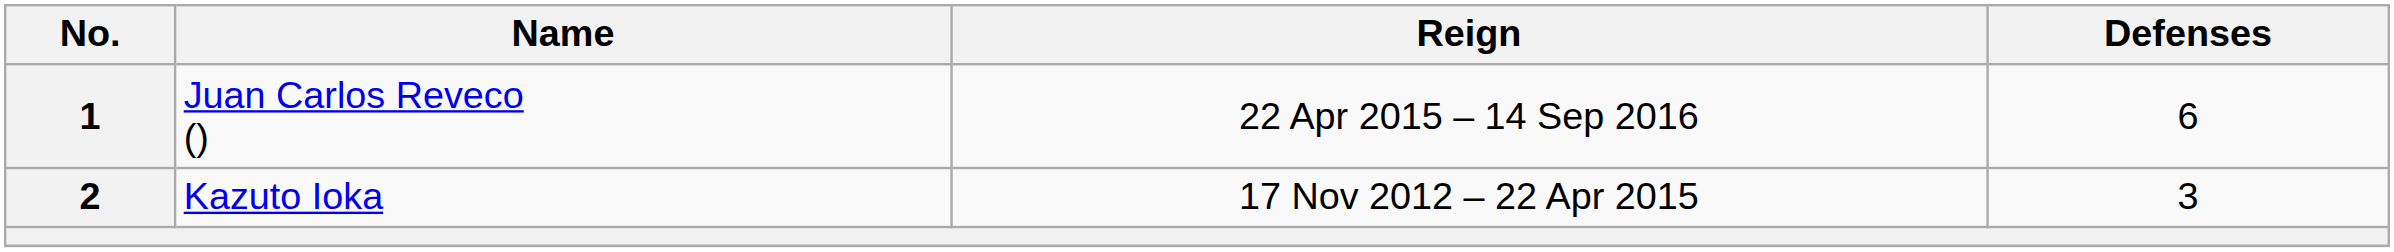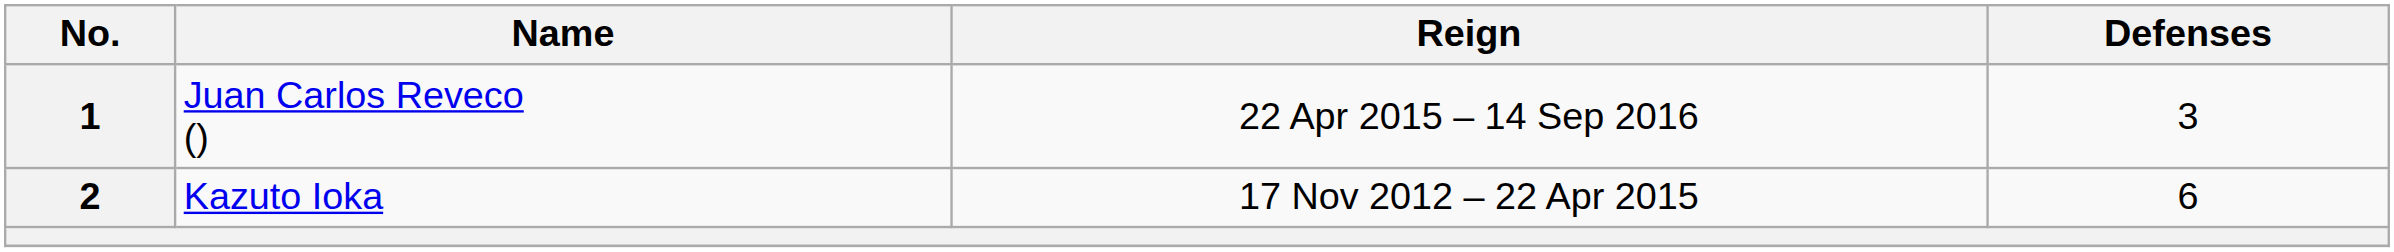(2188, 115) 6 -> (2188, 115) 3
(2188, 196) 3 -> (2188, 196) 6
